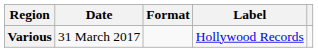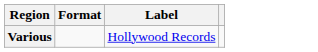- column: (99, 15)
